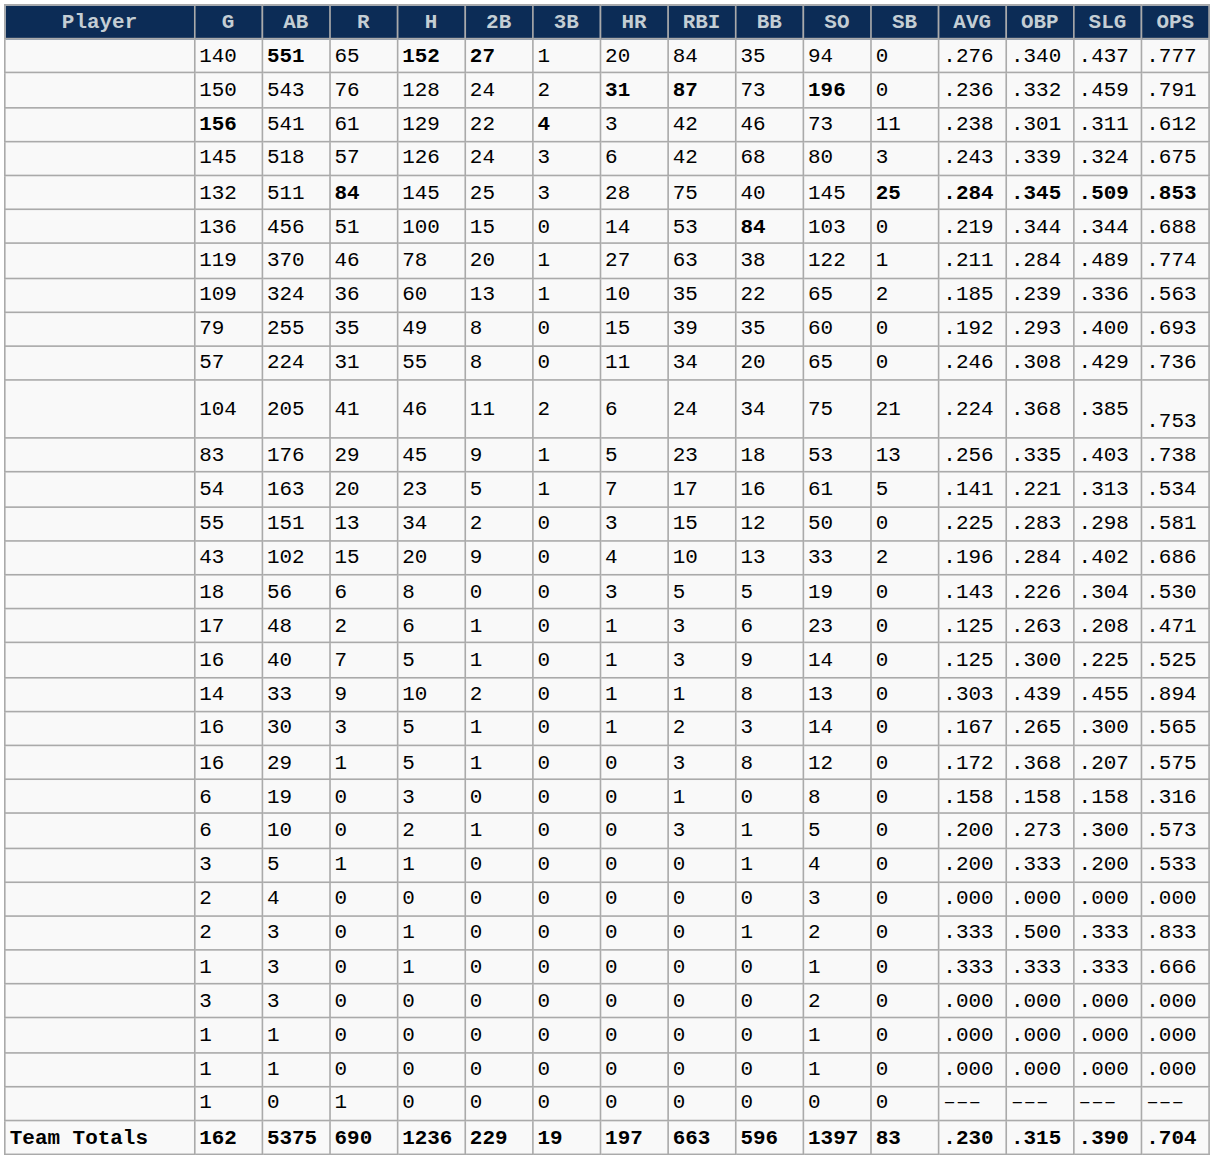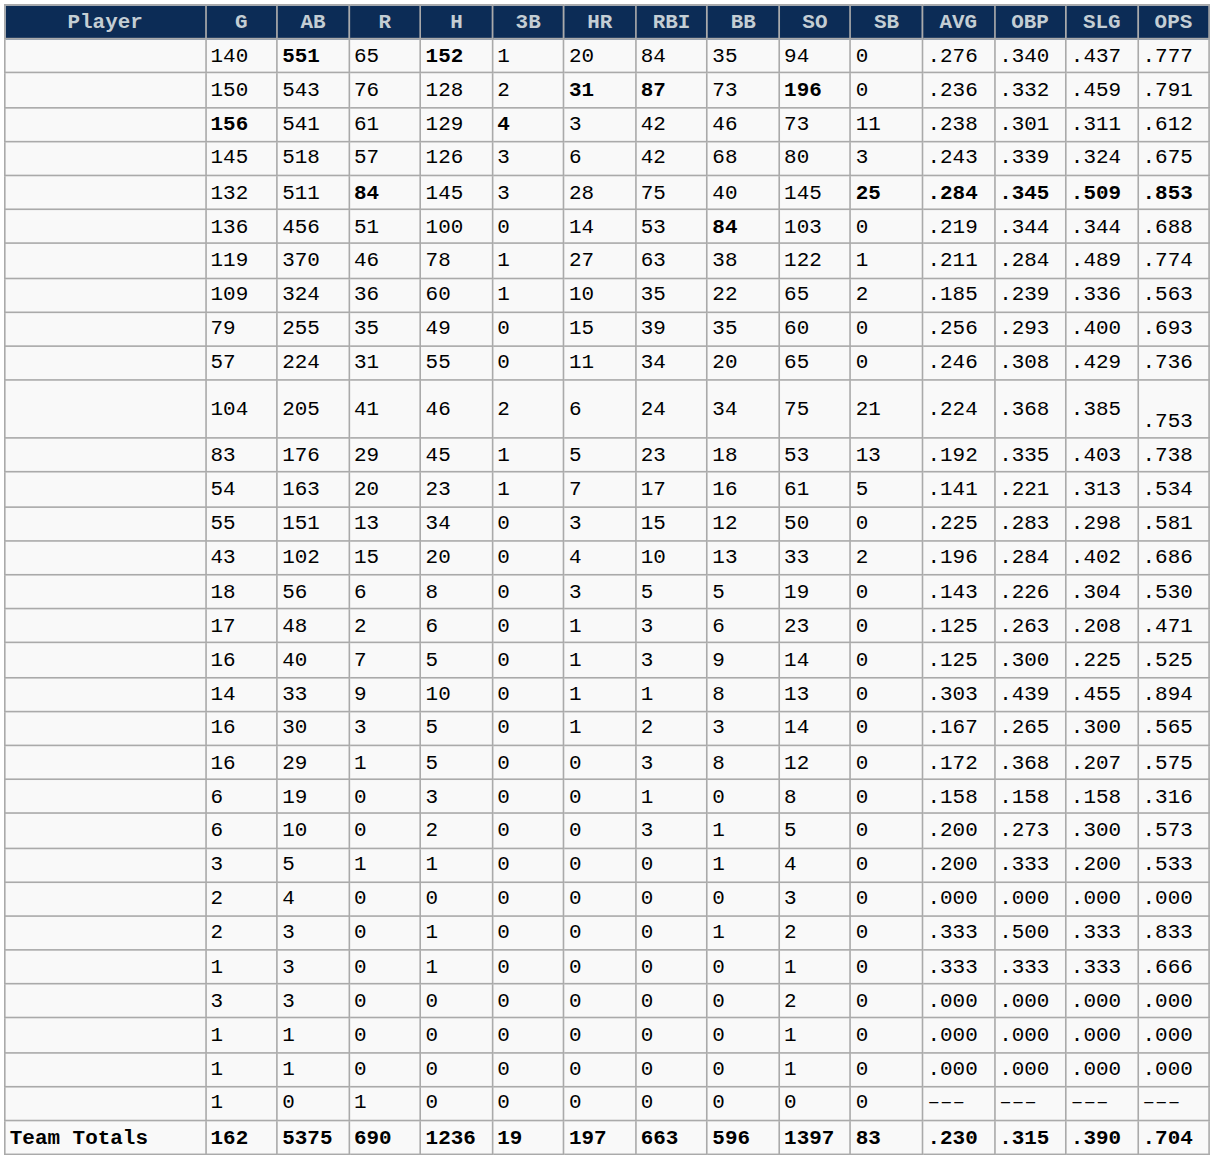- column: (499, 22)
(968, 329) .192 -> (953, 329) .256
(968, 455) .256 -> (953, 455) .192
